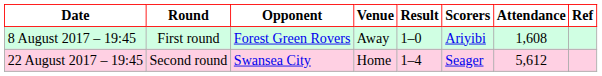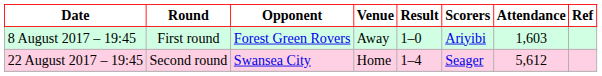(531, 37) 1,608 -> (531, 37) 1,603
